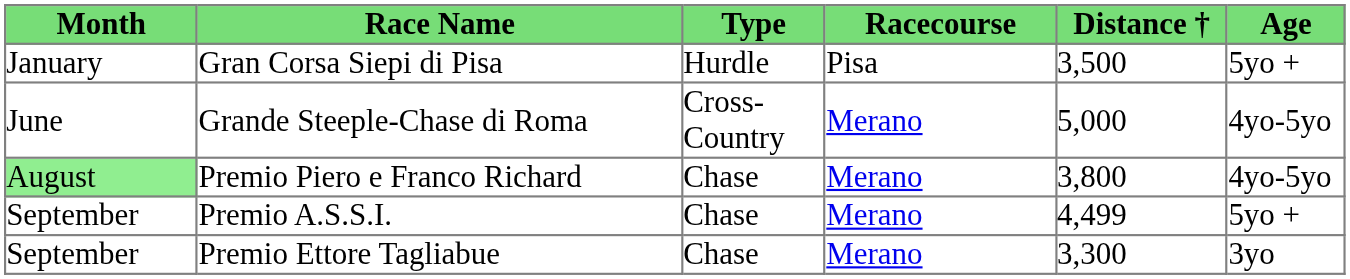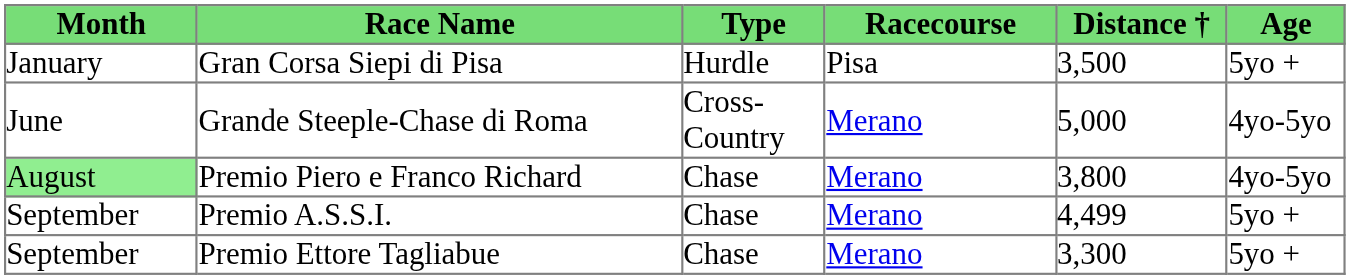(1252, 253) 3yo -> (1264, 253) 5yo +
